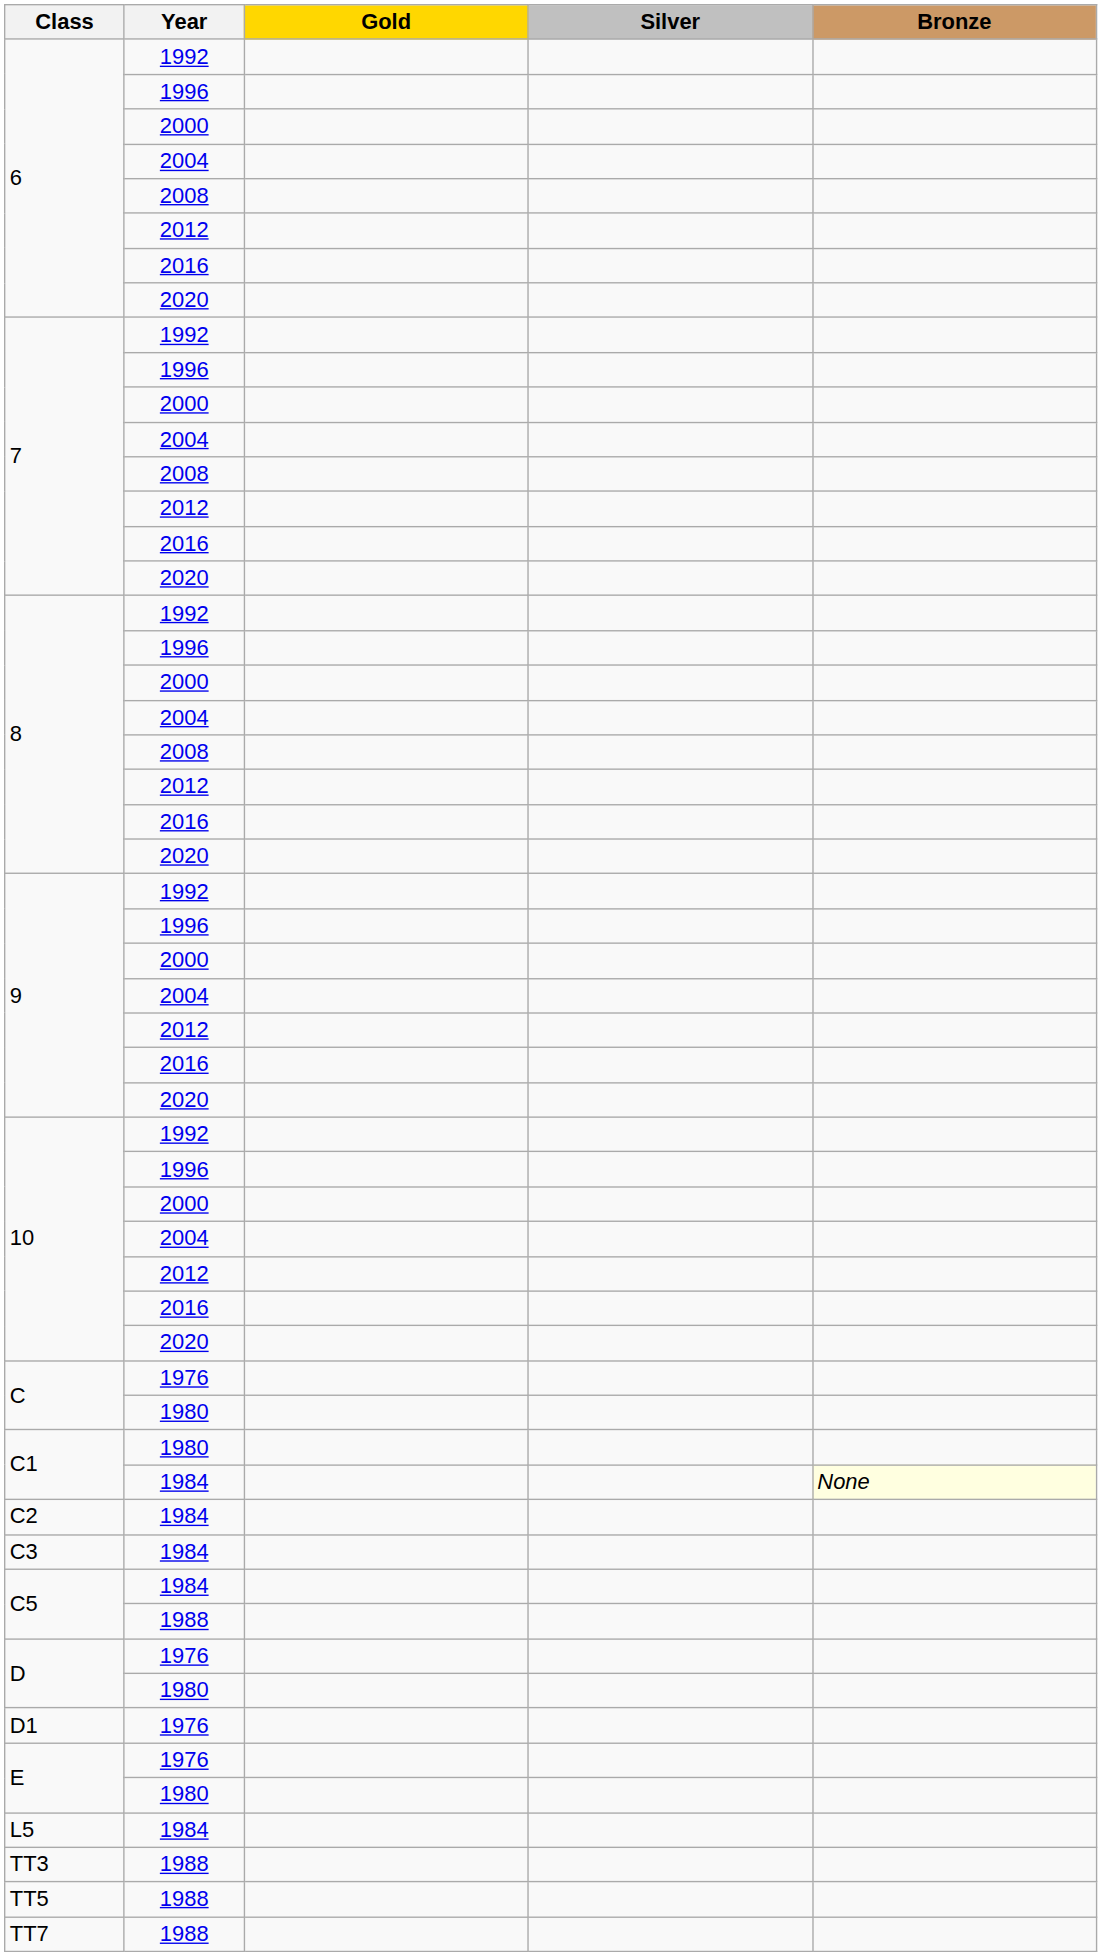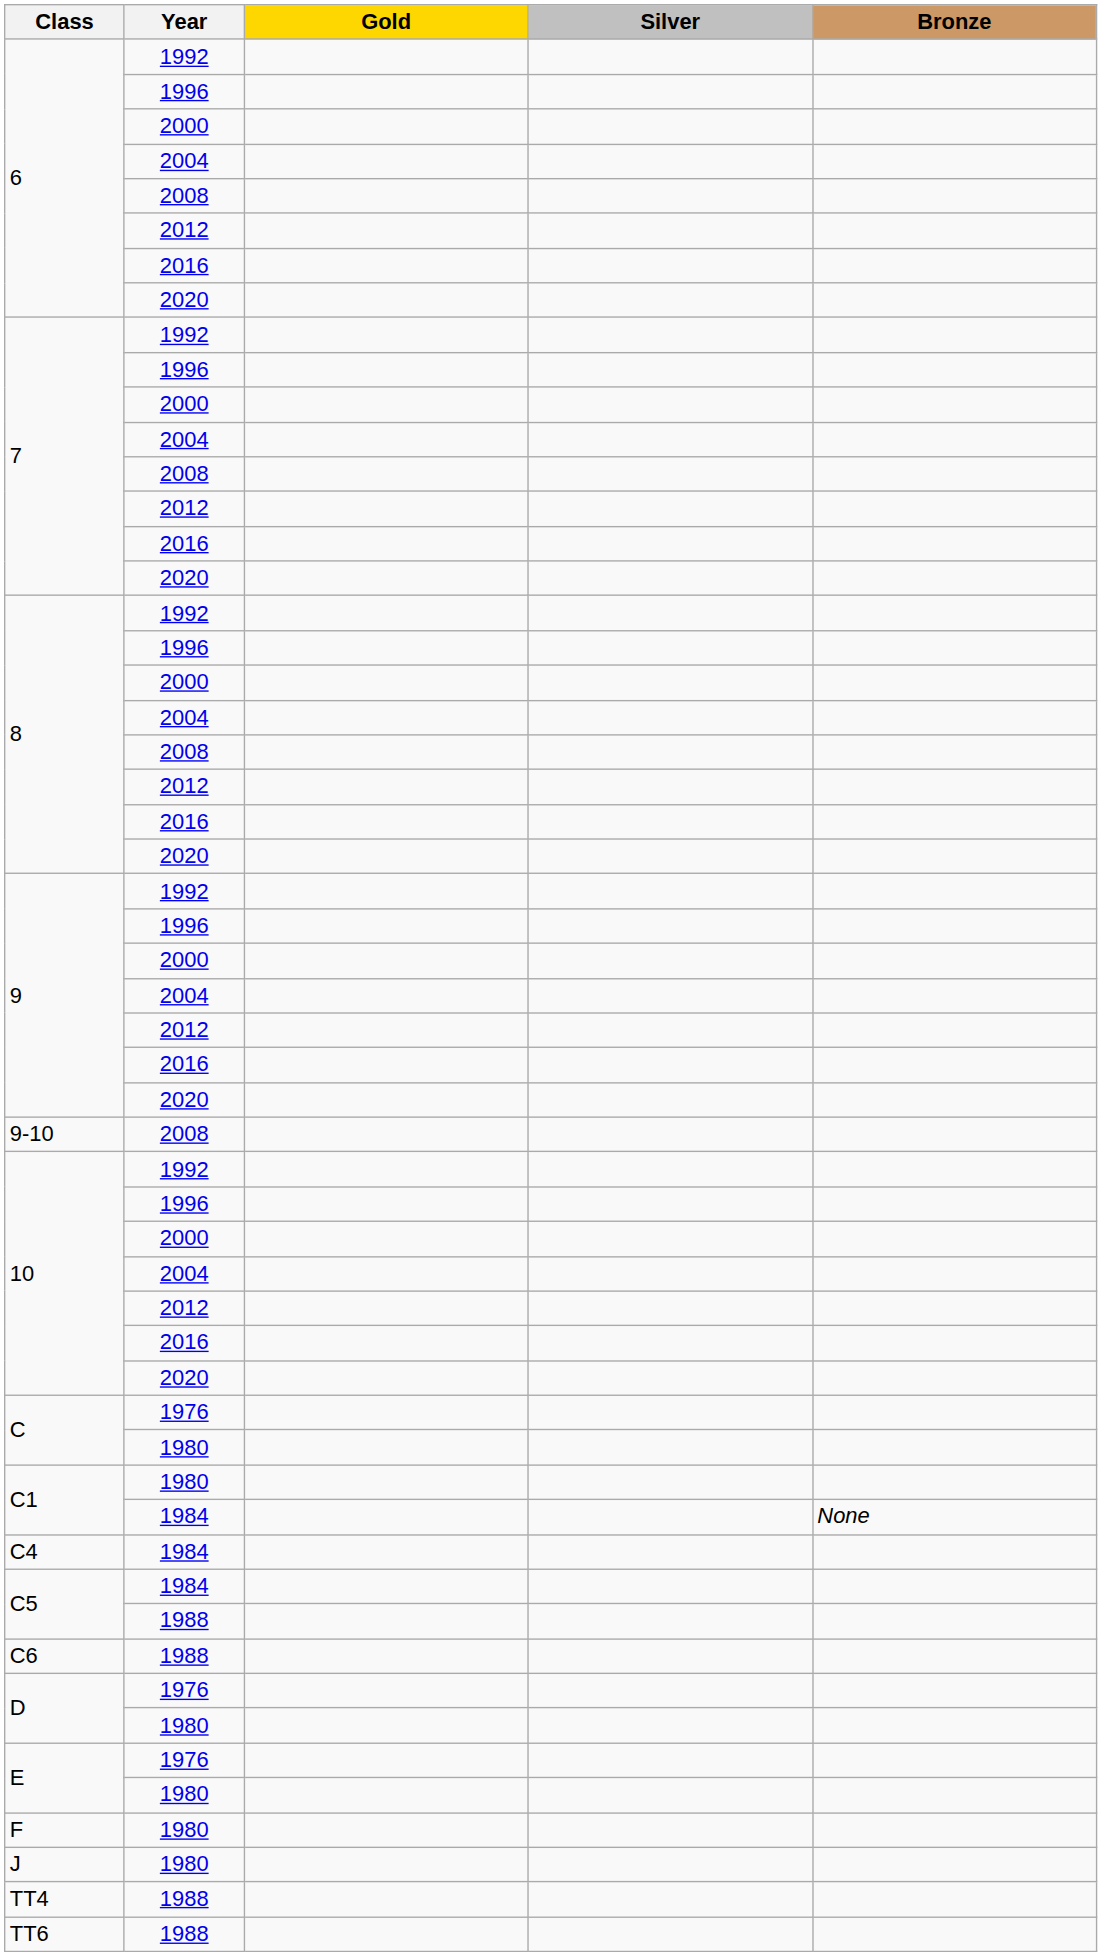+ row: (32, 1134)
(844, 1481) lightyellow background -> (844, 1516) no background
- row: (24, 1516)
- row: (24, 1551)
+ row: (24, 1551)
+ row: (24, 1655)
- row: (24, 1725)
+ row: (16, 1829)
+ row: (15, 1864)
- row: (22, 1829)
- row: (29, 1864)
+ row: (29, 1899)
- row: (29, 1899)
+ row: (29, 1933)
- row: (29, 1933)
